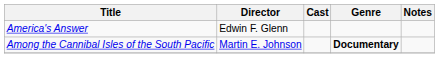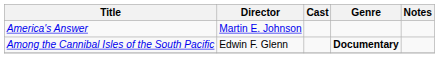(254, 28) Edwin F. Glenn -> (260, 28) Martin E. Johnson
(260, 45) Martin E. Johnson -> (254, 45) Edwin F. Glenn
